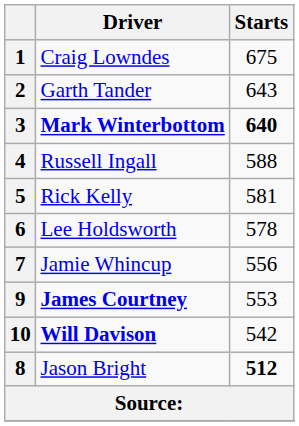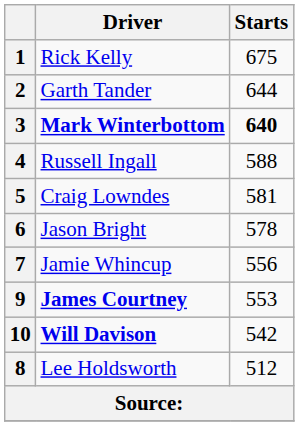(105, 56) Craig Lowndes -> (86, 56) Rick Kelly
(261, 91) 643 -> (261, 91) 644
(86, 195) Rick Kelly -> (105, 195) Craig Lowndes
(109, 230) Lee Holdsworth -> (93, 230) Jason Bright
(93, 368) Jason Bright -> (109, 368) Lee Holdsworth
(261, 368) bold -> (261, 368) normal
